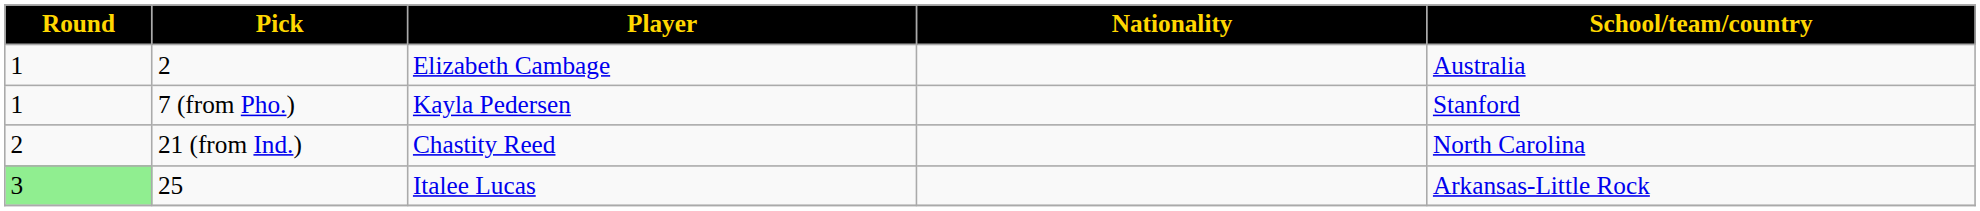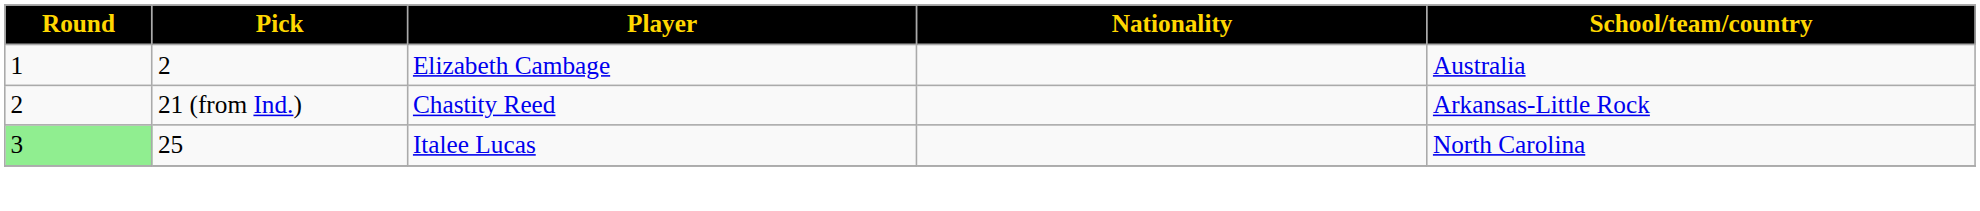- row: (226, 104)
(1509, 144) North Carolina -> (1541, 104) Arkansas-Little Rock
(1541, 184) Arkansas-Little Rock -> (1509, 144) North Carolina
